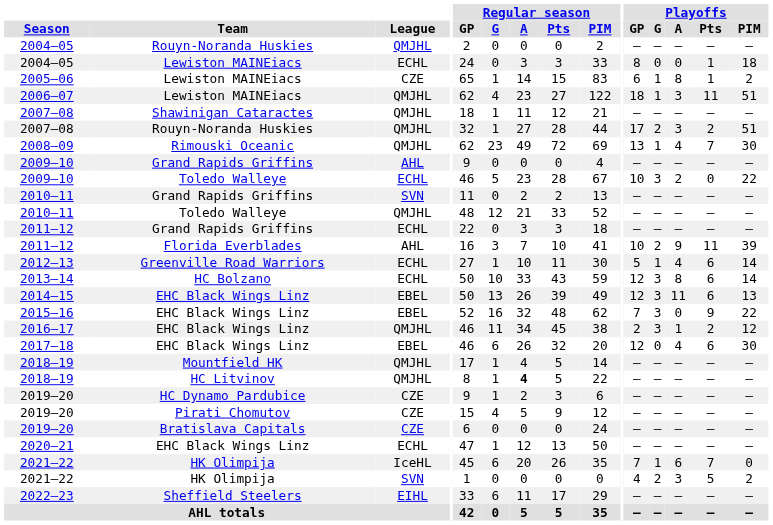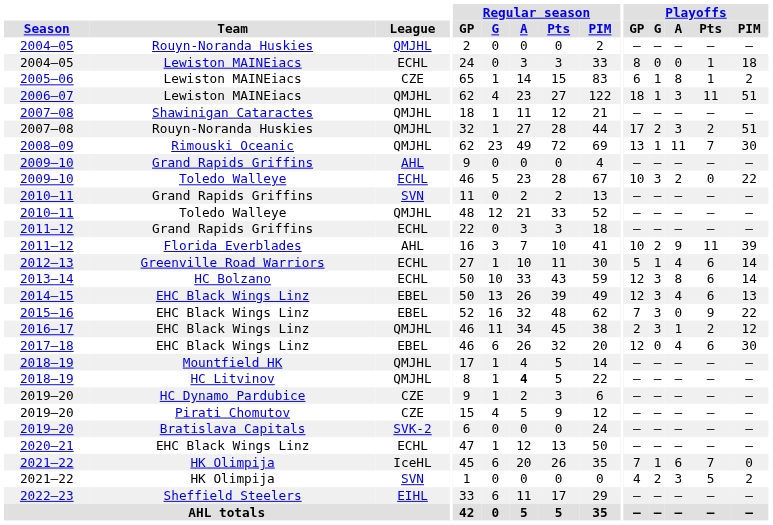(678, 146) 4 -> (678, 146) 11
(678, 296) 11 -> (678, 296) 4
(413, 429) CZE -> (413, 429) SVK-2
